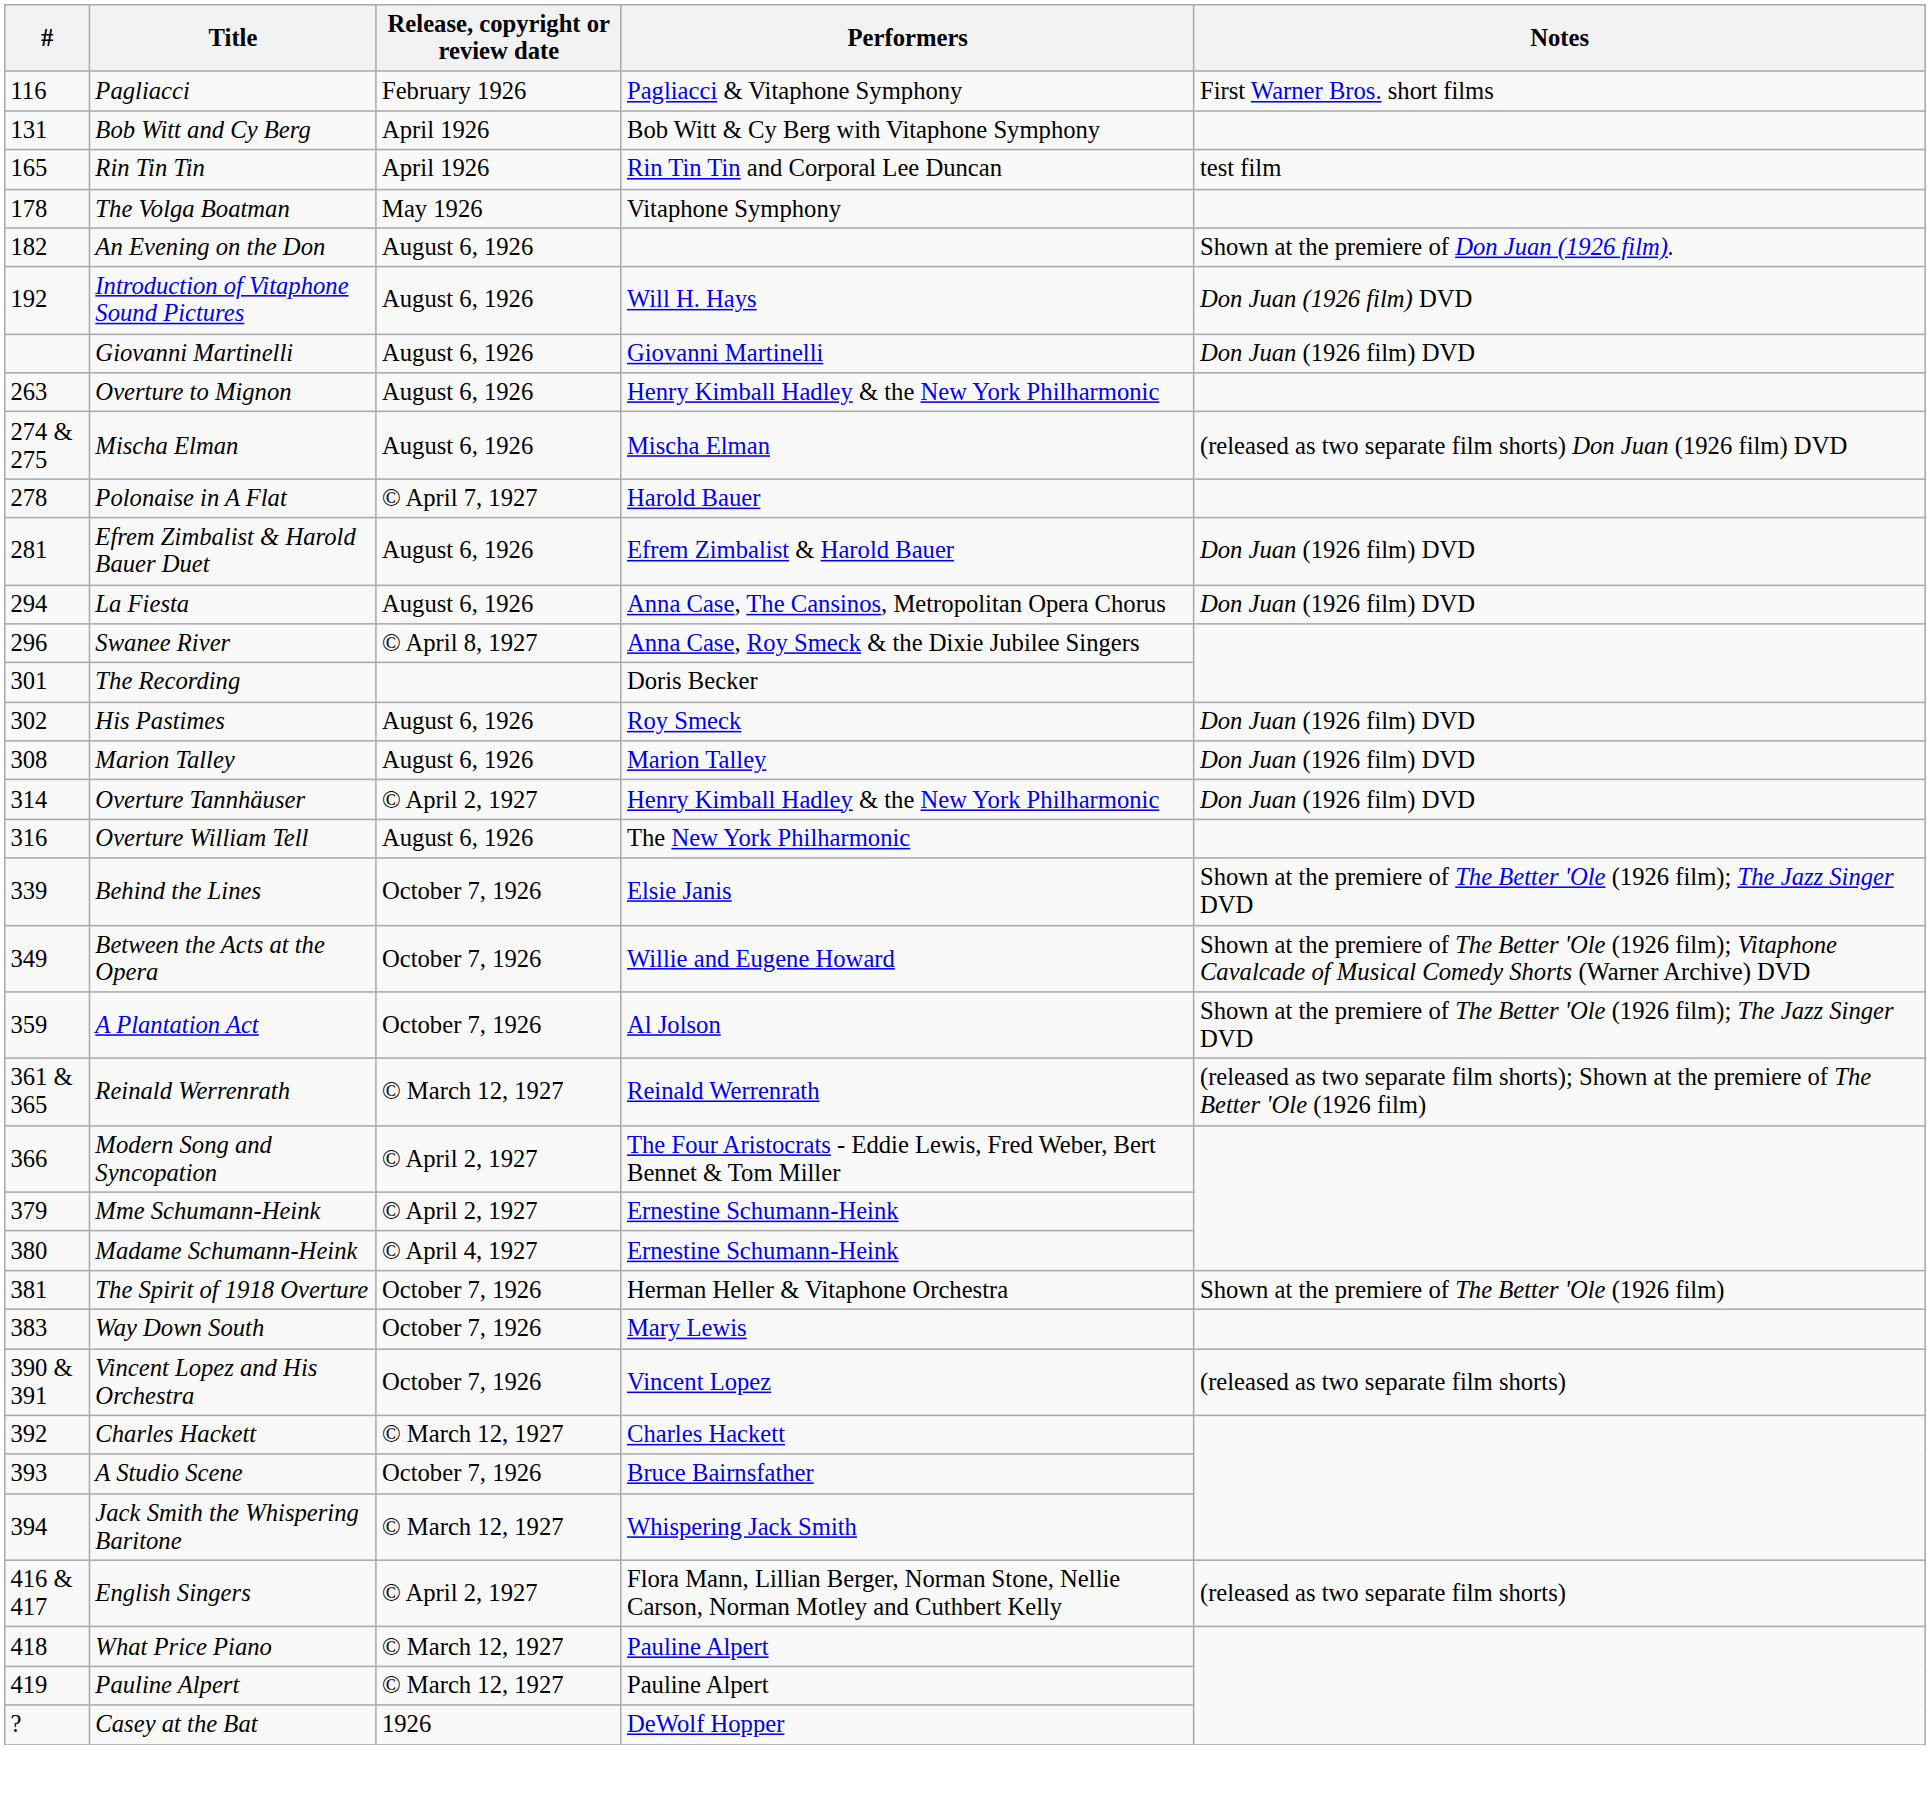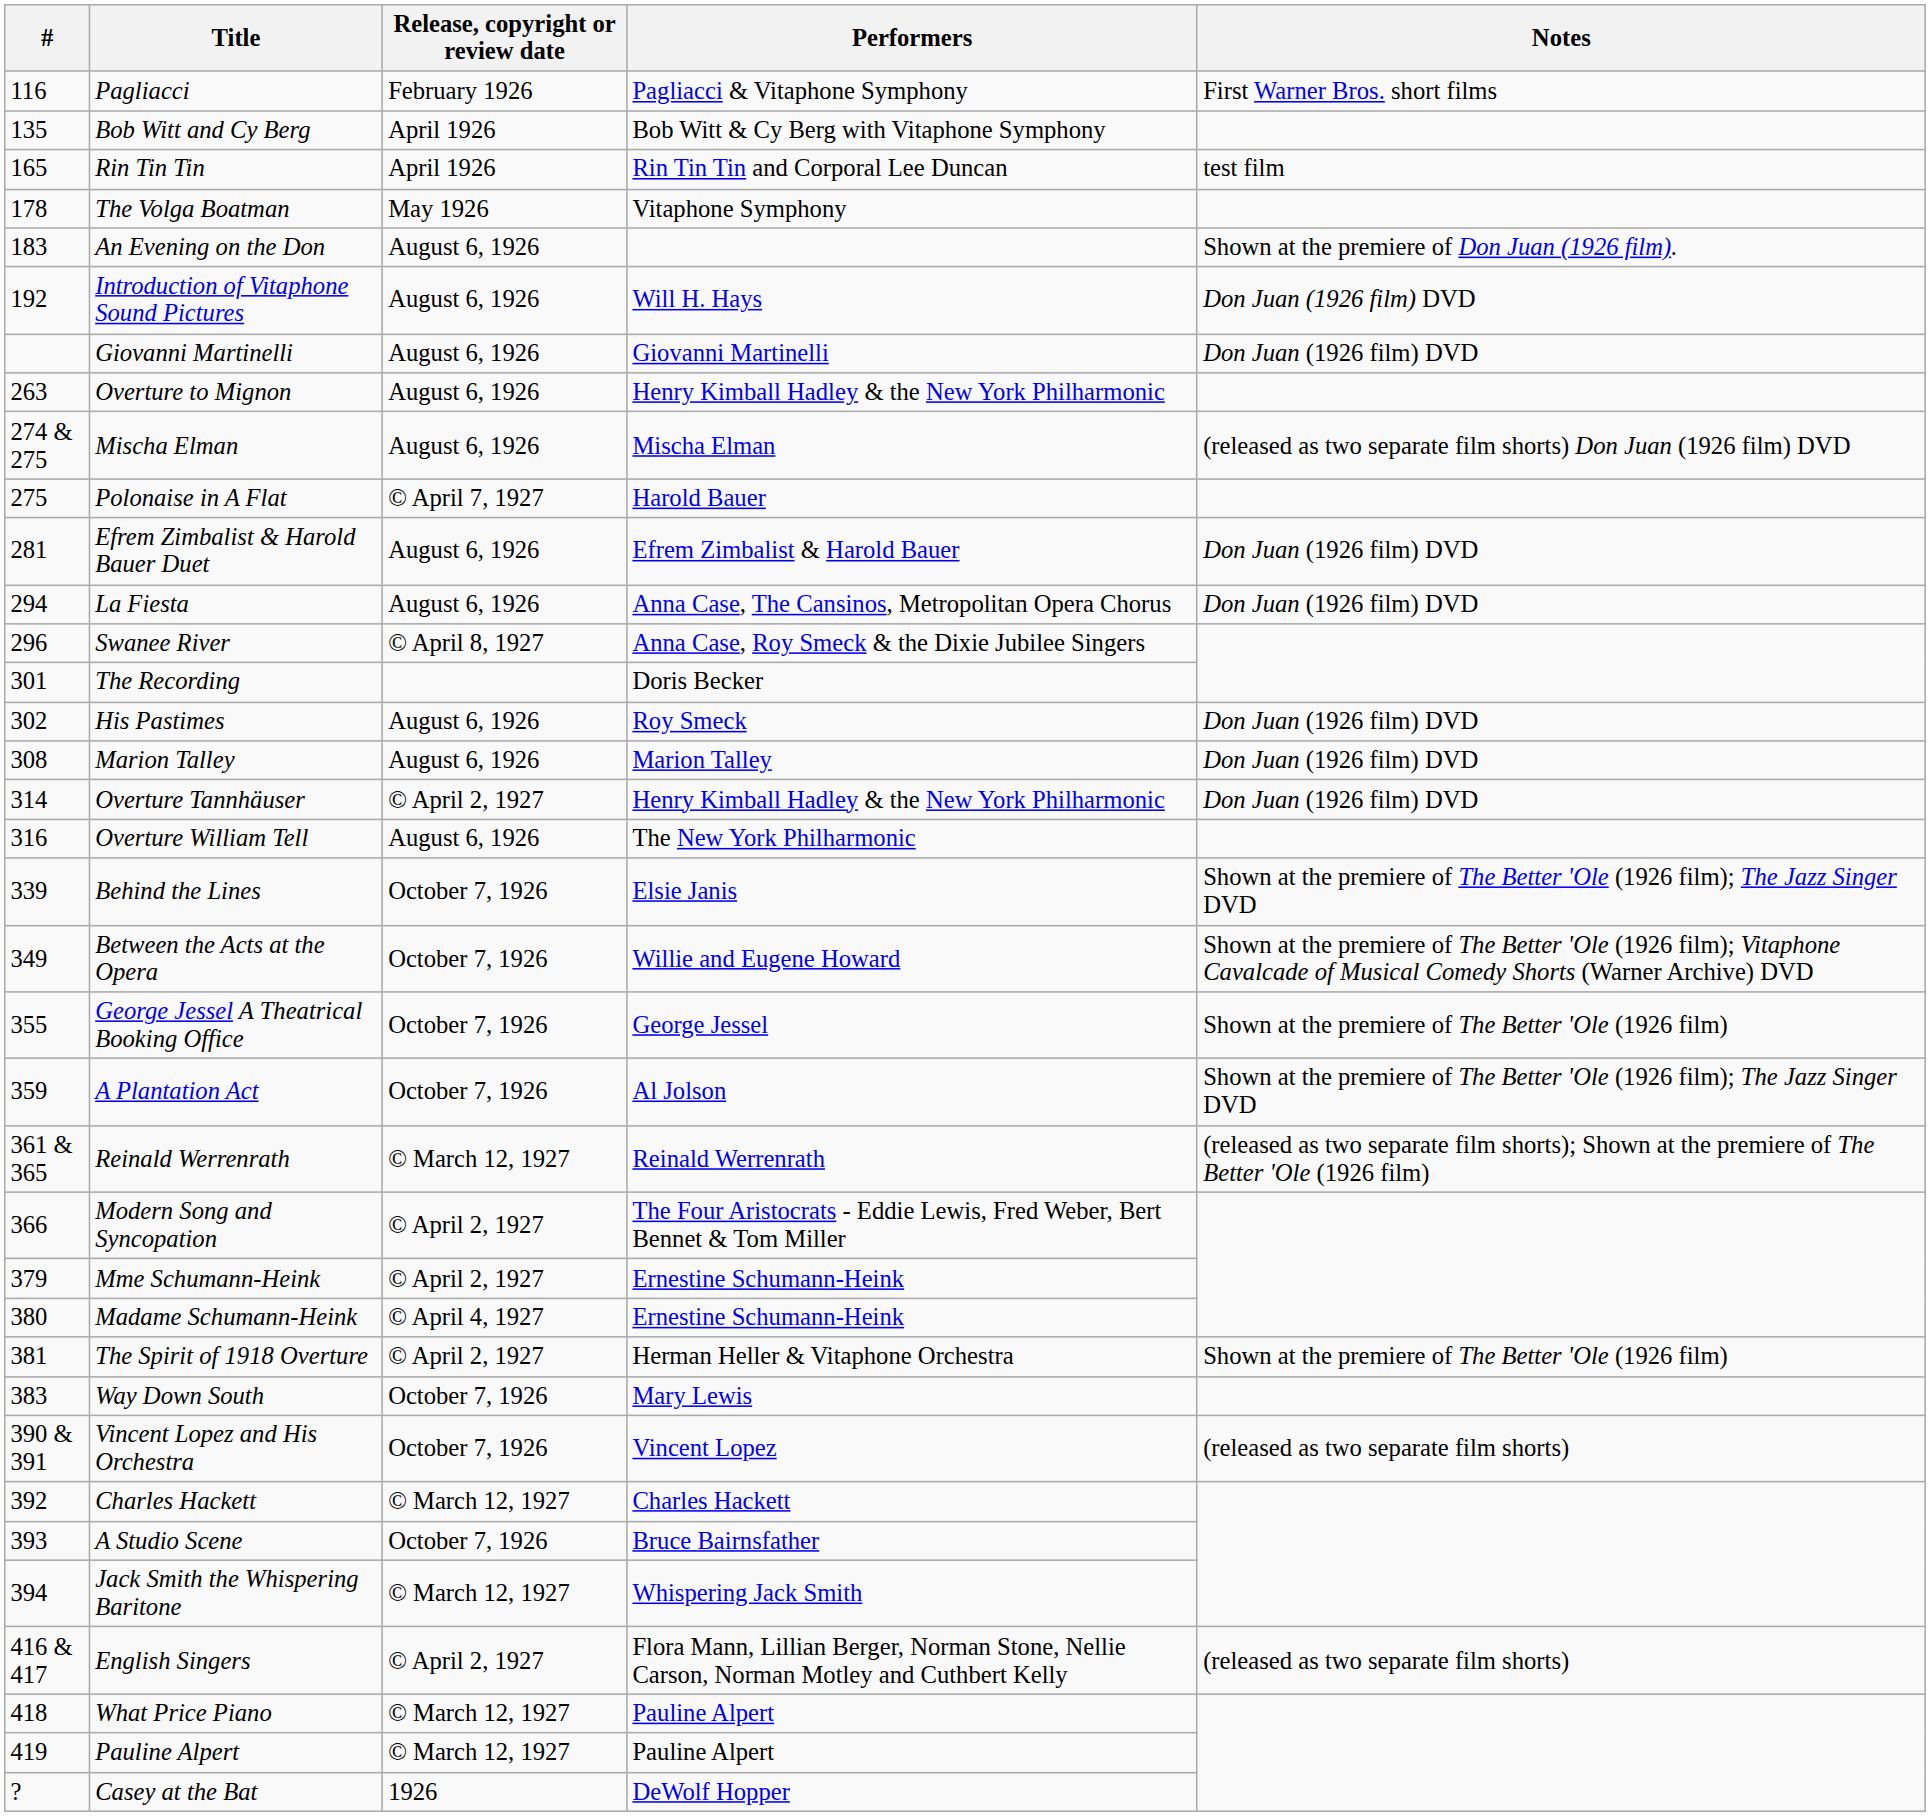(29, 129) 131 -> (29, 129) 135
(29, 247) 182 -> (29, 247) 183
(29, 497) 278 -> (29, 497) 275
+ row: (229, 1024)
(462, 1289) October 7, 1926 -> (466, 1356) © April 2, 1927
